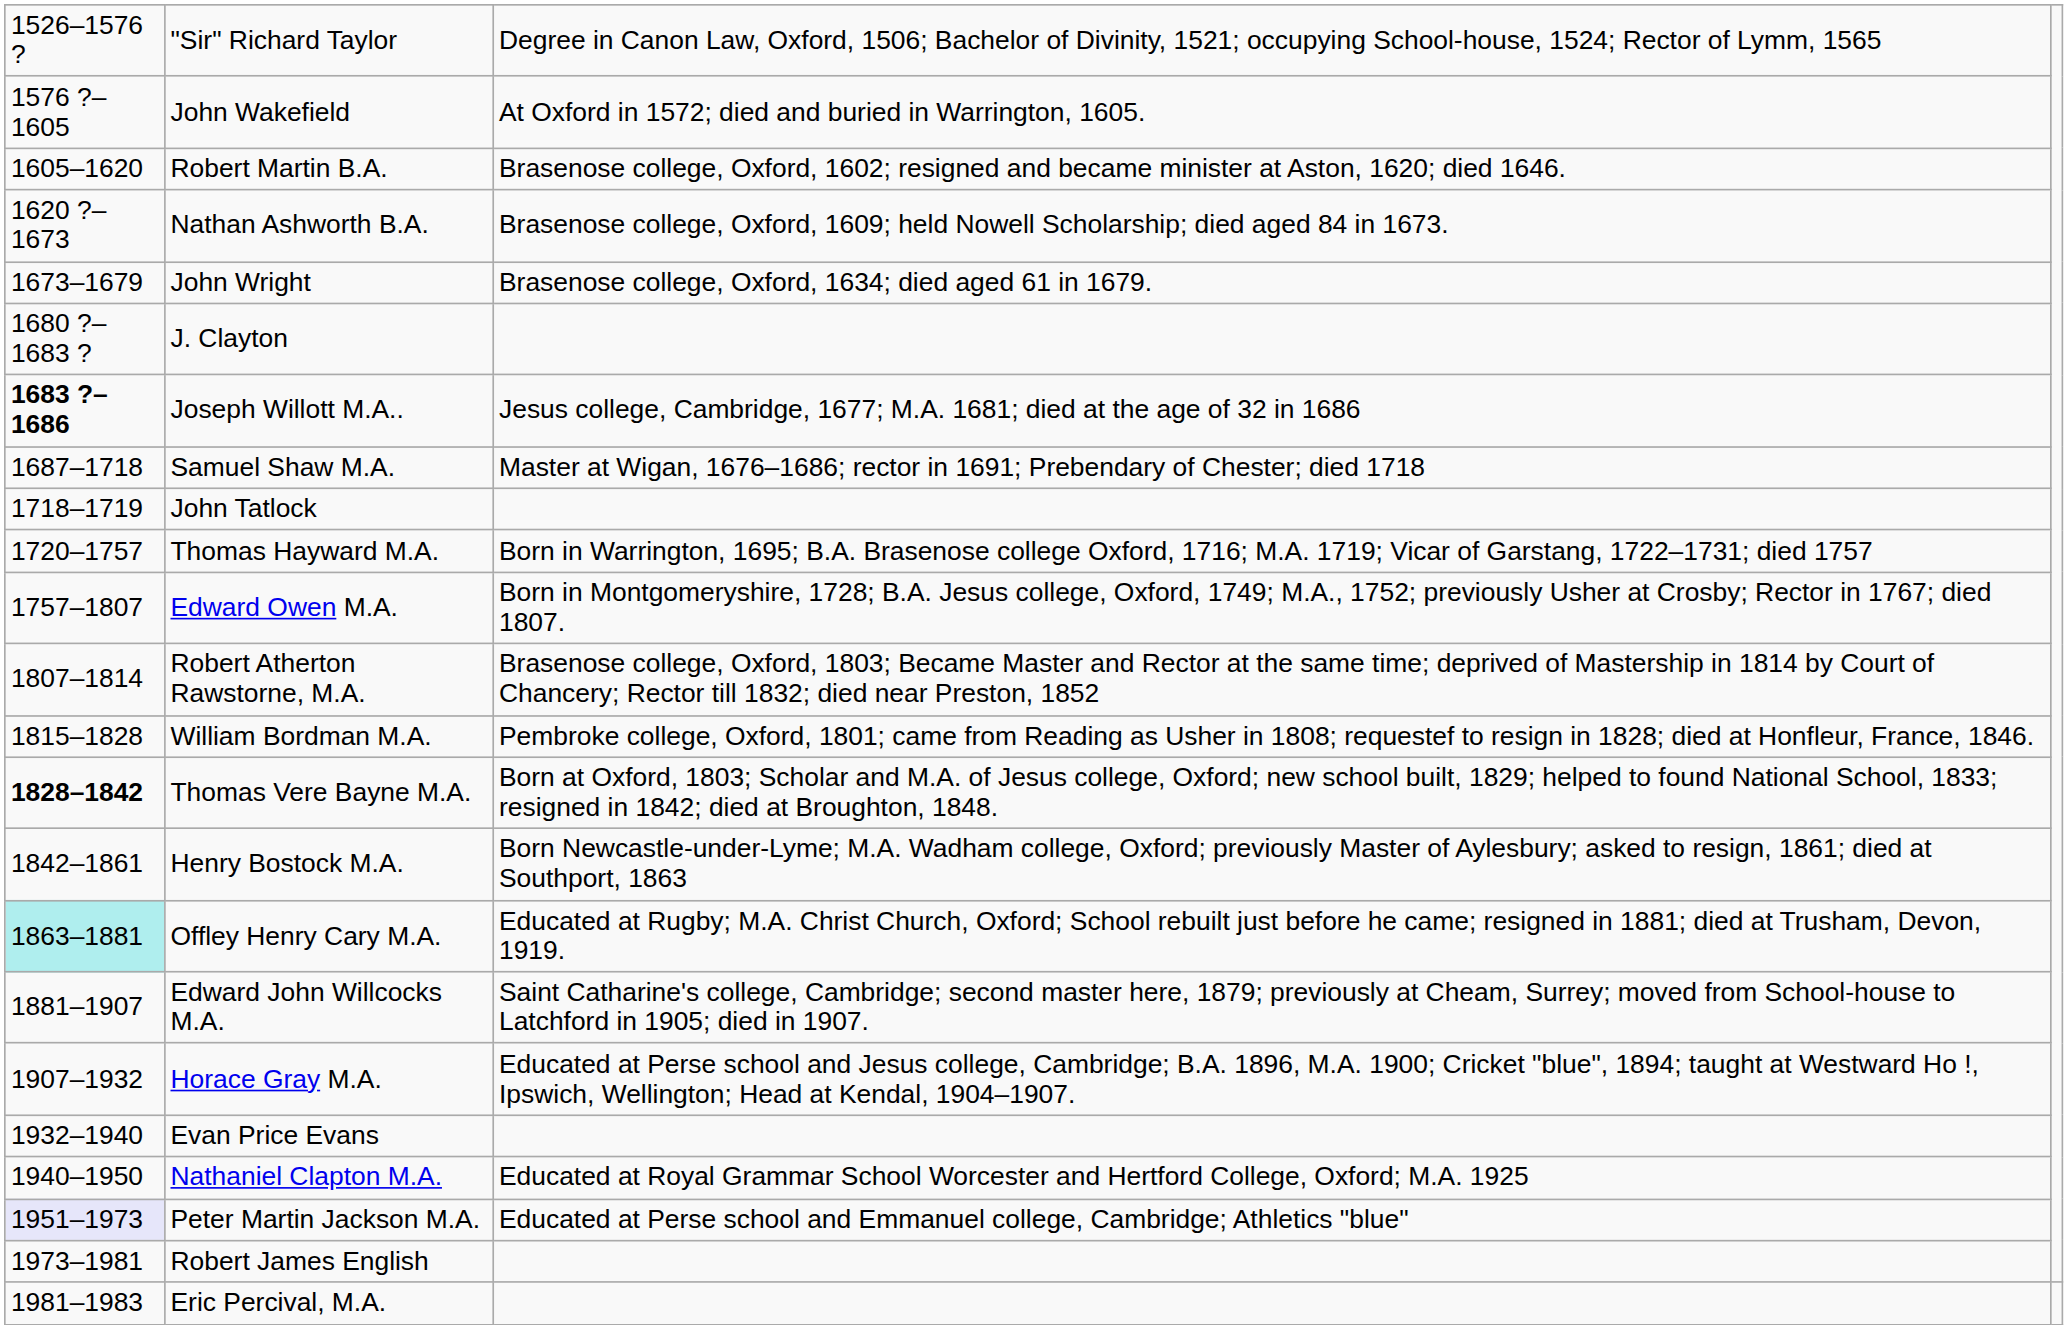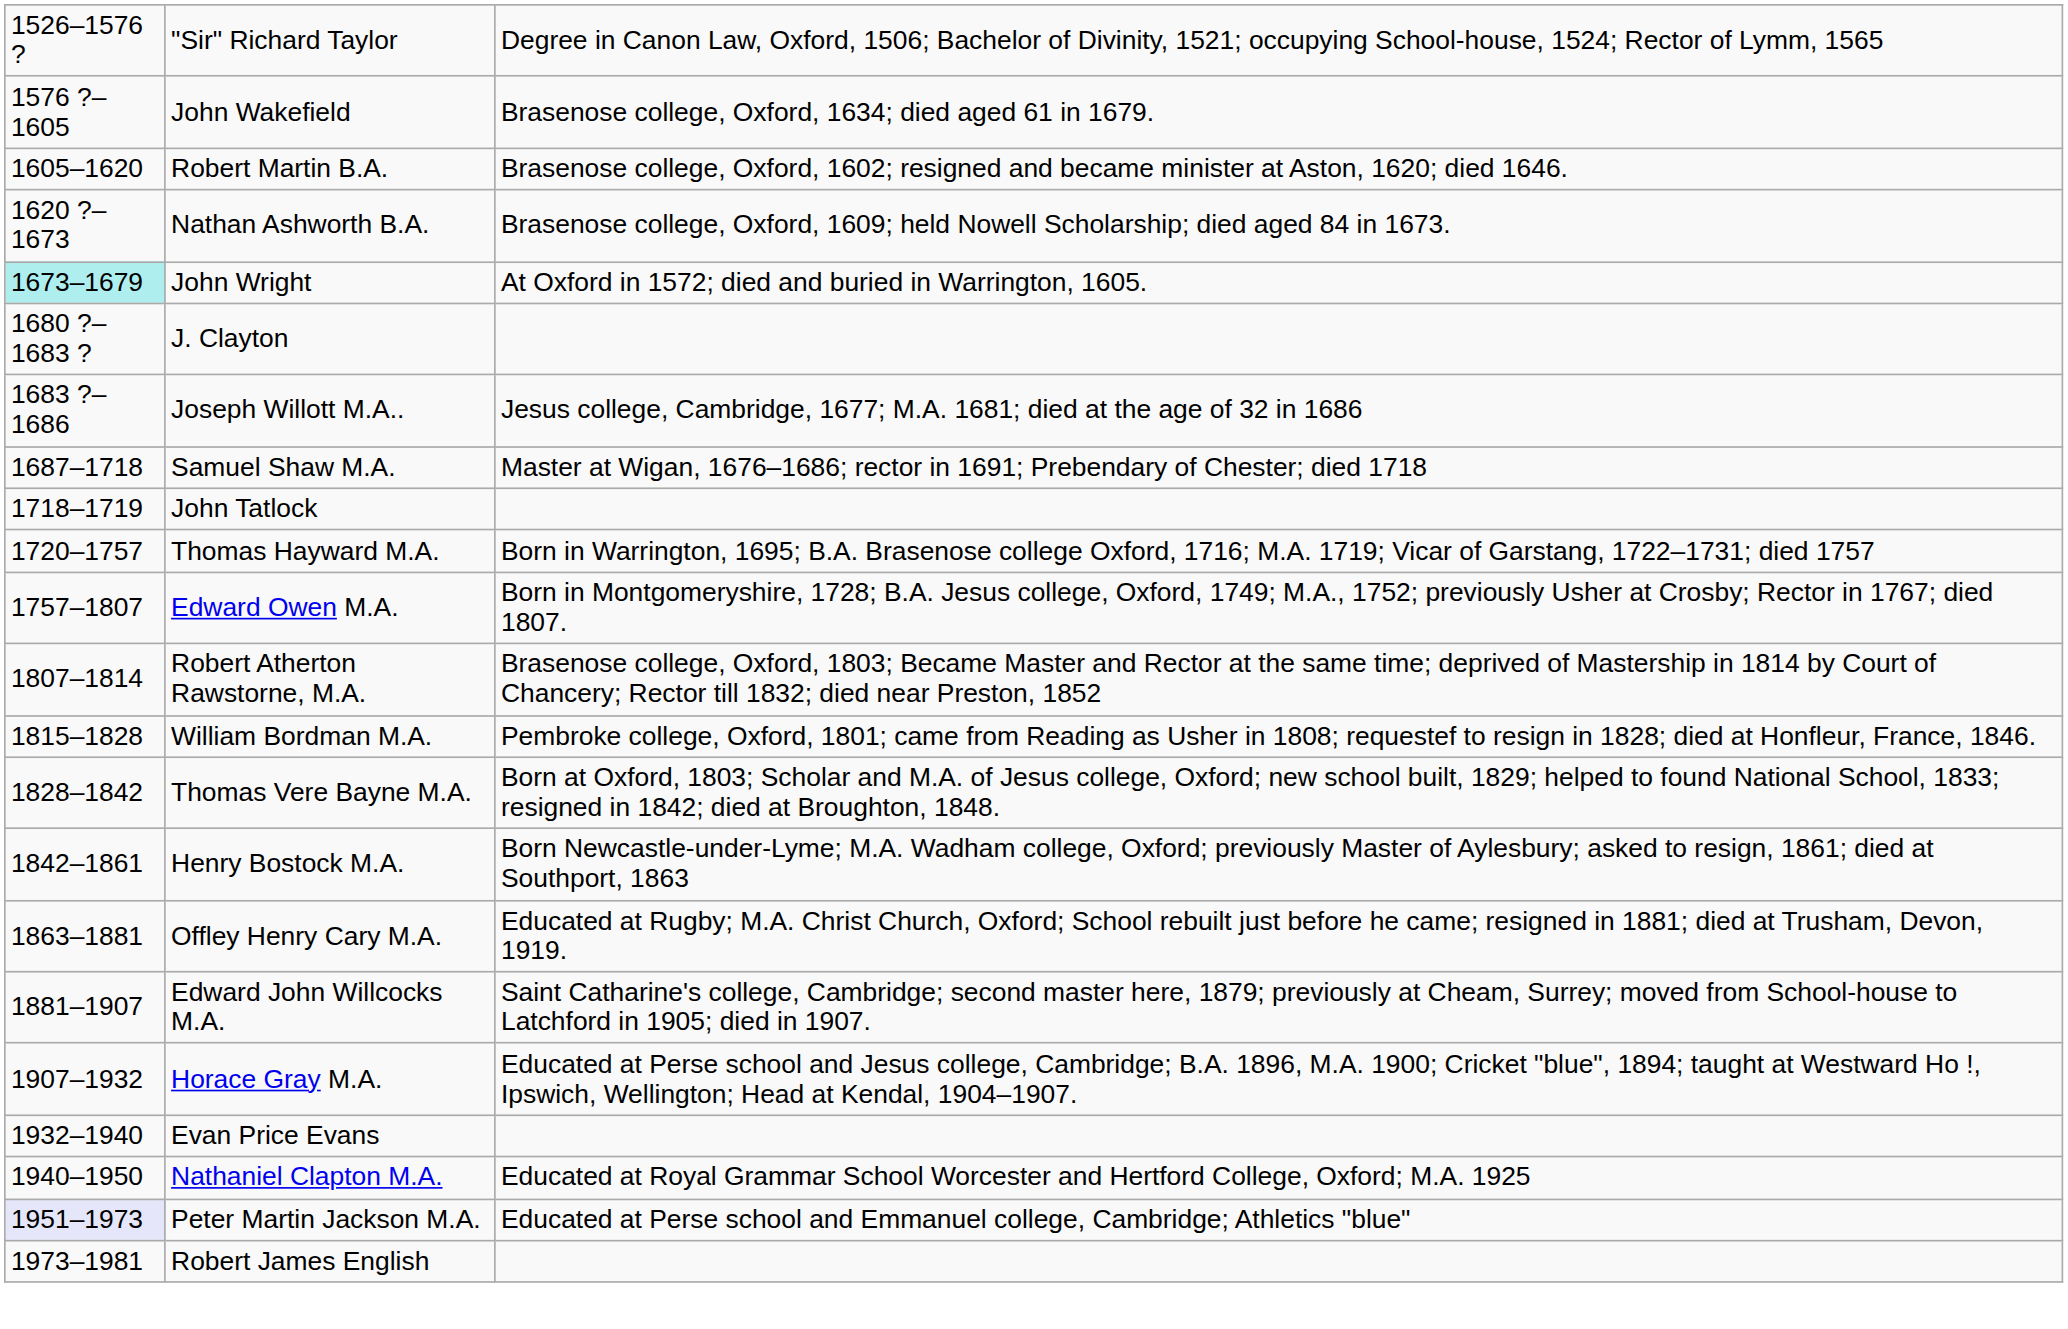(822, 111) At Oxford in 1572; died and buried in Warrington, 1605. -> (828, 111) Brasenose college, Oxford, 1634; died aged 61 in 1679.
(77, 282) no background -> (77, 282) paleturquoise background
(826, 282) Brasenose college, Oxford, 1634; died aged 61 in 1679. -> (824, 282) At Oxford in 1572; died and buried in Warrington, 1605.
(59, 410) bold -> (59, 410) normal
(77, 792) bold -> (77, 792) normal
(77, 935) paleturquoise background -> (77, 935) no background
- row: (278, 1302)
